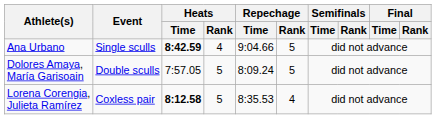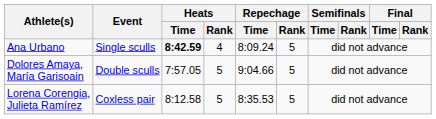(256, 47) 9:04.66 -> (256, 47) 8:09.24
(256, 70) 8:09.24 -> (256, 70) 9:04.66
(183, 100) bold -> (183, 100) normal
(292, 100) 4 -> (292, 100) 5
